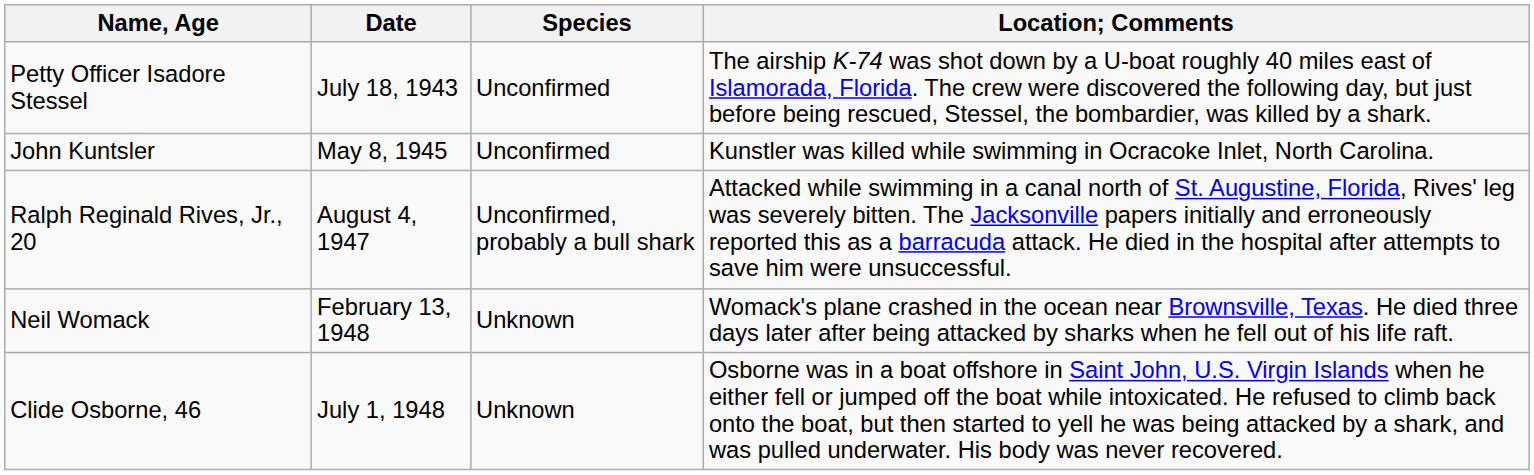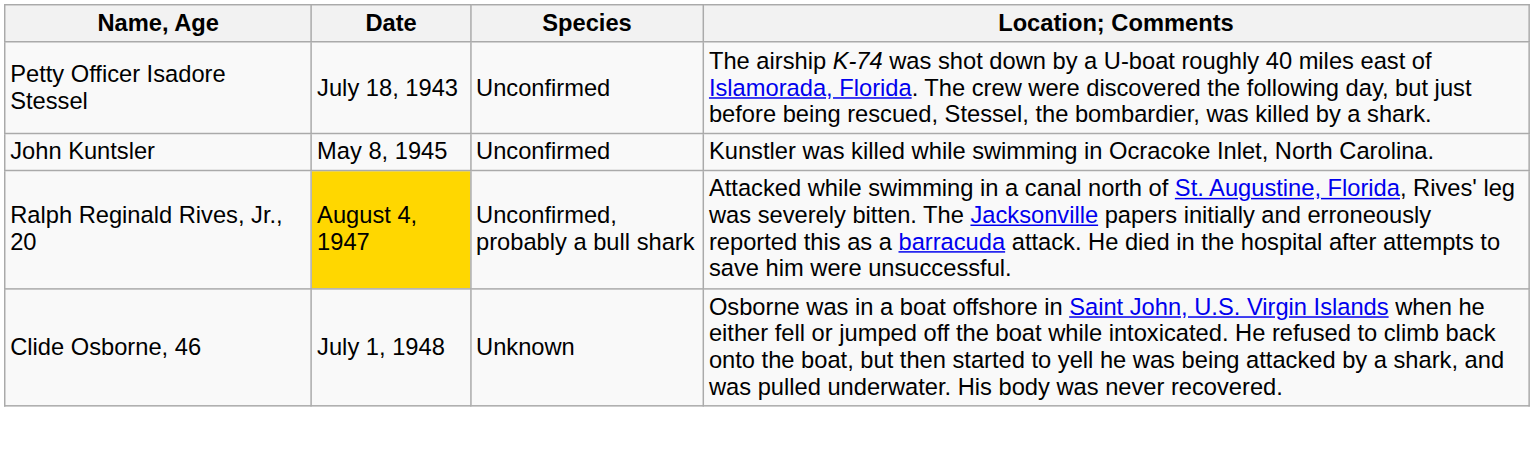(367, 229) no background -> (367, 229) gold background
- row: (80, 320)
